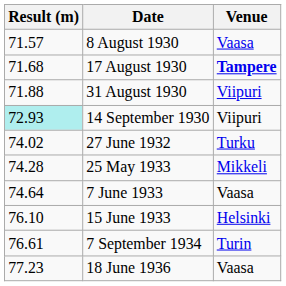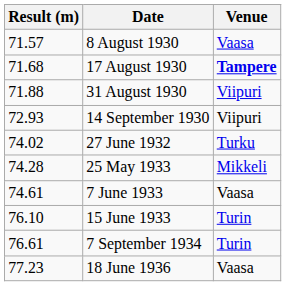(26, 117) paleturquoise background -> (26, 117) no background
(26, 192) 74.64 -> (26, 192) 74.61
(244, 218) Helsinki -> (234, 218) Turin
